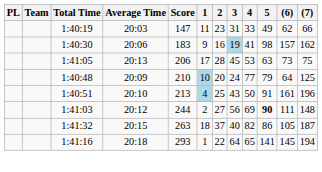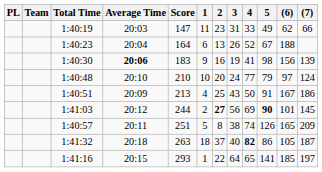+ row: (77, 45)
(136, 45) normal -> (136, 61) bold
(235, 45) lightblue background -> (235, 61) no background
(287, 45) 157 -> (287, 61) 156
(307, 45) 162 -> (307, 61) 139
- row: (77, 61)
(136, 77) 20:09 -> (136, 77) 20:10
(205, 77) lightblue background -> (205, 77) no background
(287, 77) 64 -> (287, 77) 97
(307, 77) 125 -> (307, 77) 124
(136, 93) 20:10 -> (136, 93) 20:09
(205, 93) lightblue background -> (205, 93) no background
(287, 93) 161 -> (287, 93) 167
(307, 93) 196 -> (307, 93) 186
(220, 110) normal -> (220, 110) bold
(287, 110) 111 -> (287, 110) 101
(307, 110) 148 -> (307, 110) 145
+ row: (77, 126)
(136, 126) 20:15 -> (136, 142) 20:18
(250, 126) normal -> (250, 142) bold
(136, 142) 20:18 -> (136, 158) 20:15
(287, 142) 145 -> (287, 158) 185
(307, 142) 194 -> (307, 158) 197
